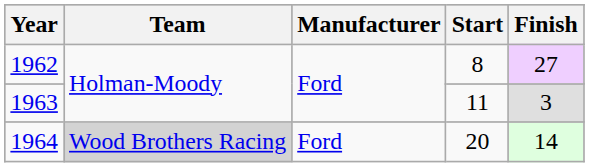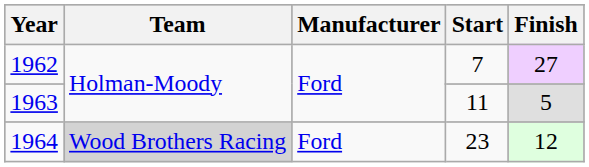(477, 63) 8 -> (477, 63) 7
(546, 102) 3 -> (546, 102) 5
(477, 142) 20 -> (477, 142) 23
(546, 142) 14 -> (546, 142) 12
